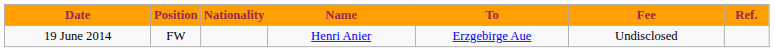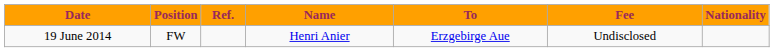columns swapped: (234, 15) <-> (746, 15)
